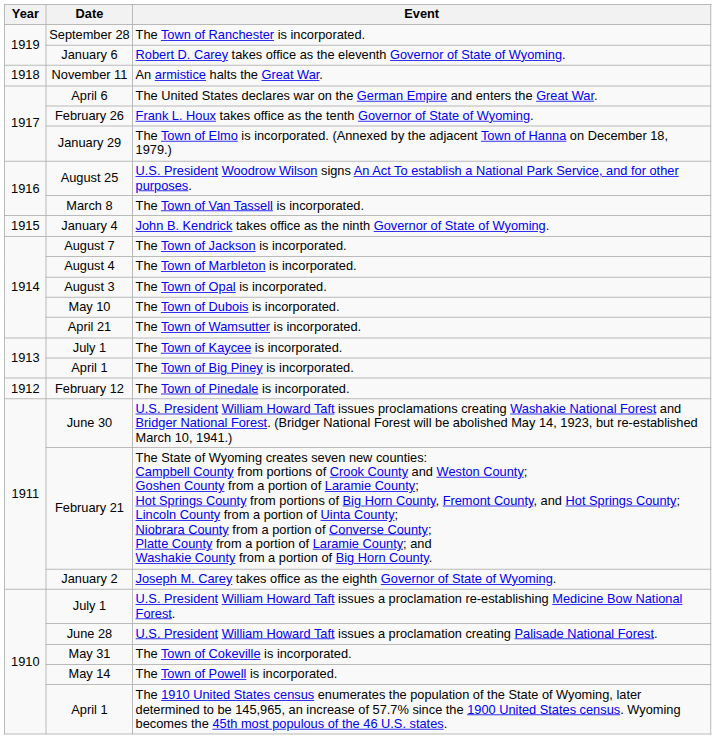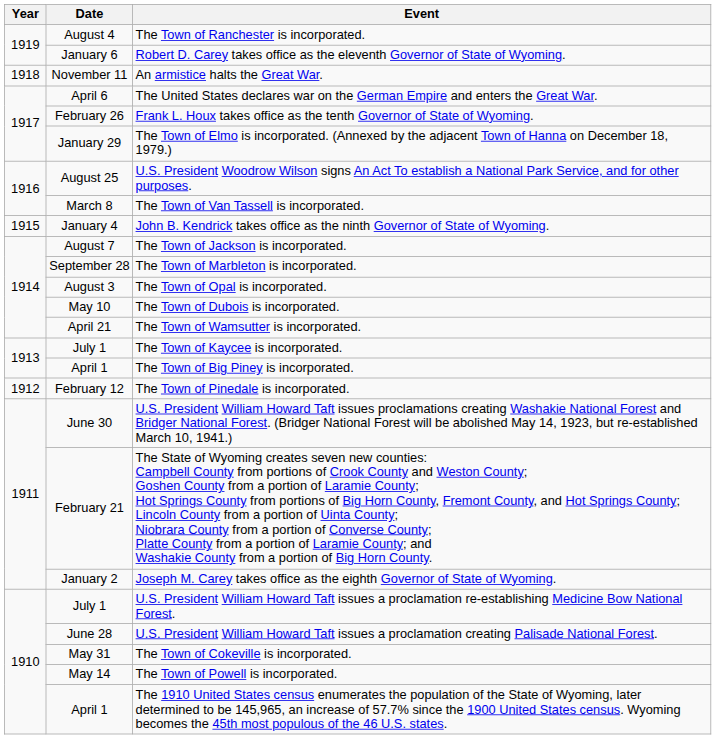(89, 34) September 28 -> (89, 34) August 4
(89, 266) August 4 -> (89, 266) September 28
